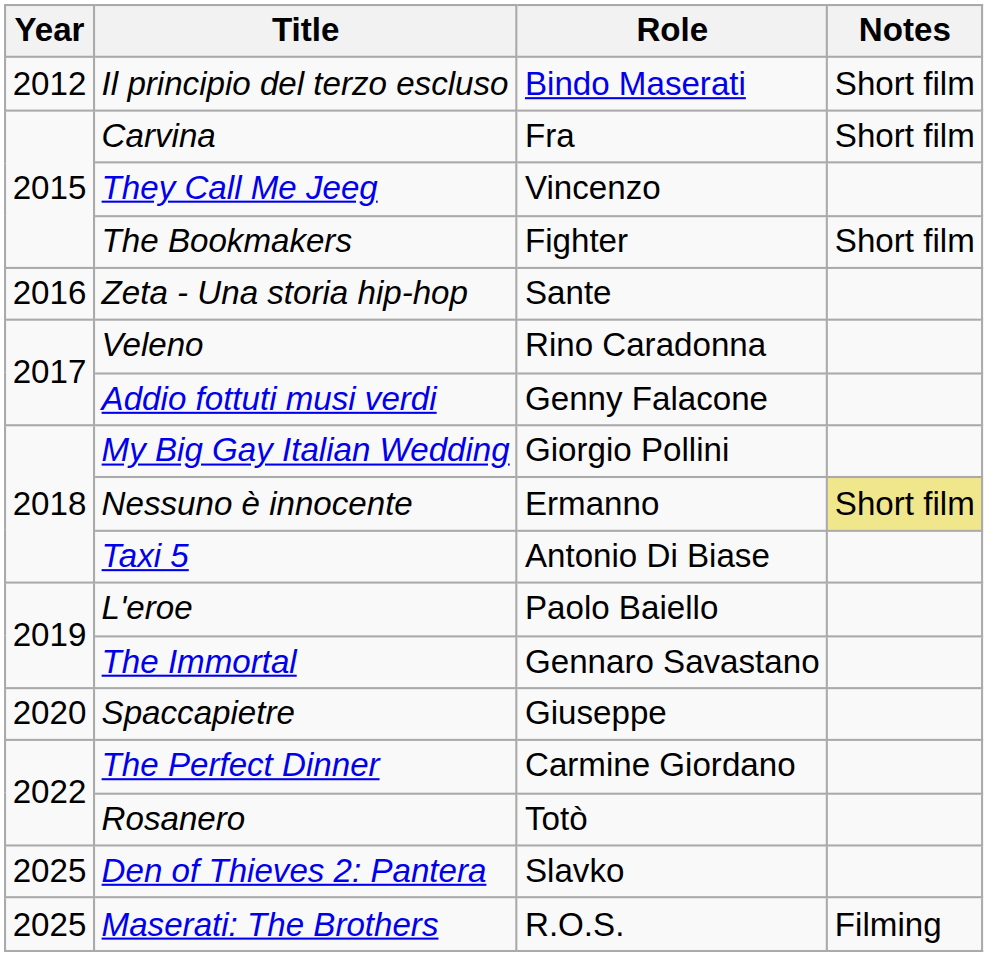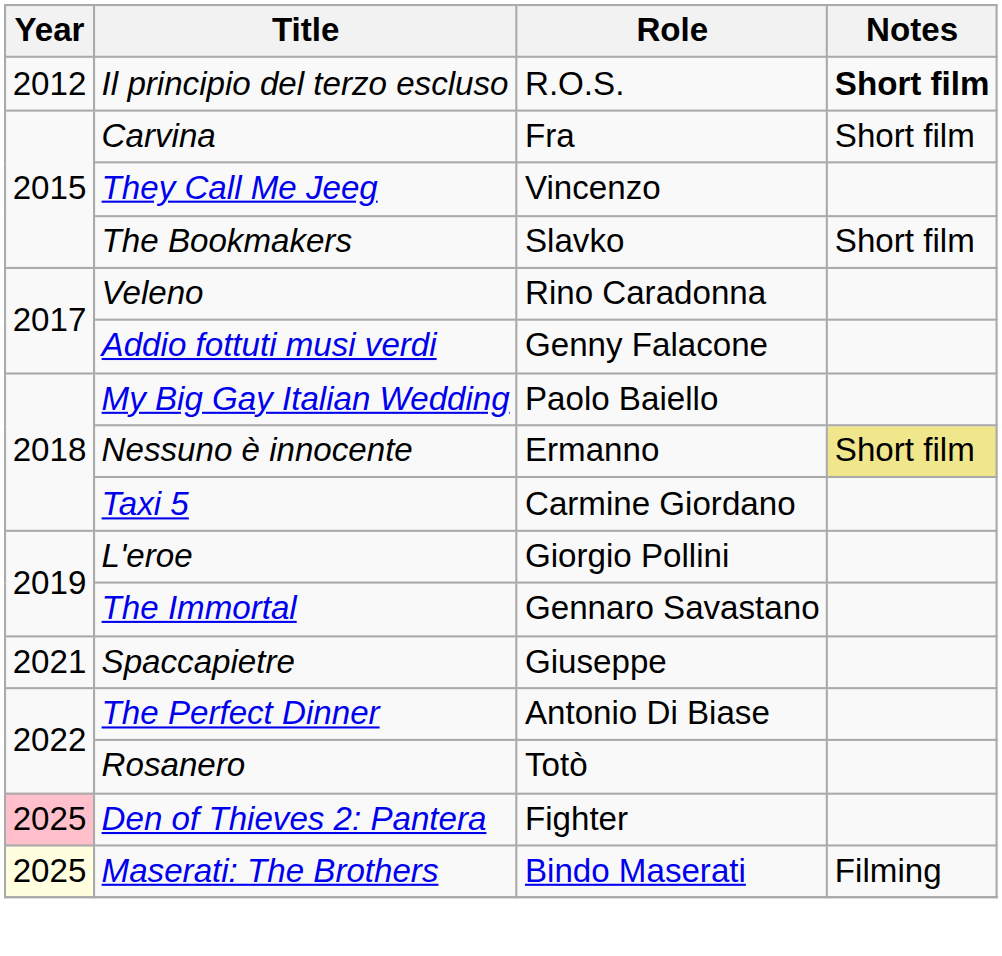(635, 83) Bindo Maserati -> (575, 83) R.O.S.
(905, 83) normal -> (912, 83) bold
(577, 240) Fighter -> (575, 240) Slavko
- row: (285, 293)
(627, 450) Giorgio Pollini -> (622, 398) Paolo Baiello
(647, 556) Antonio Di Biase -> (660, 503) Carmine Giordano
(622, 608) Paolo Baiello -> (627, 556) Giorgio Pollini
(50, 713) 2020 -> (50, 661) 2021
(660, 766) Carmine Giordano -> (647, 713) Antonio Di Biase
(50, 871) no background -> (50, 818) pink background
(575, 871) Slavko -> (577, 818) Fighter
(50, 923) no background -> (50, 871) lightyellow background
(575, 923) R.O.S. -> (635, 871) Bindo Maserati
